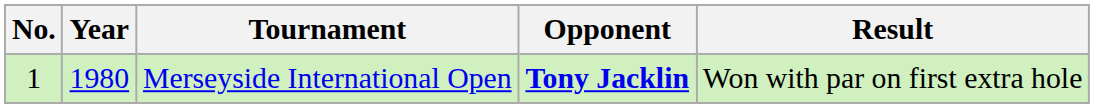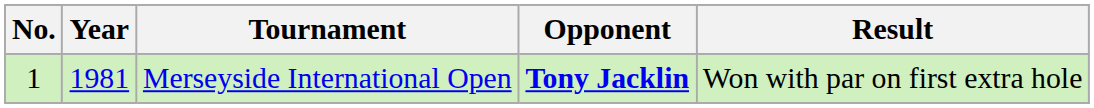(99, 78) 1980 -> (99, 78) 1981
